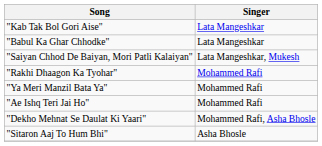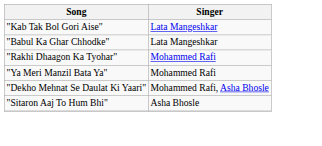- row: (100, 57)
- row: (48, 103)
